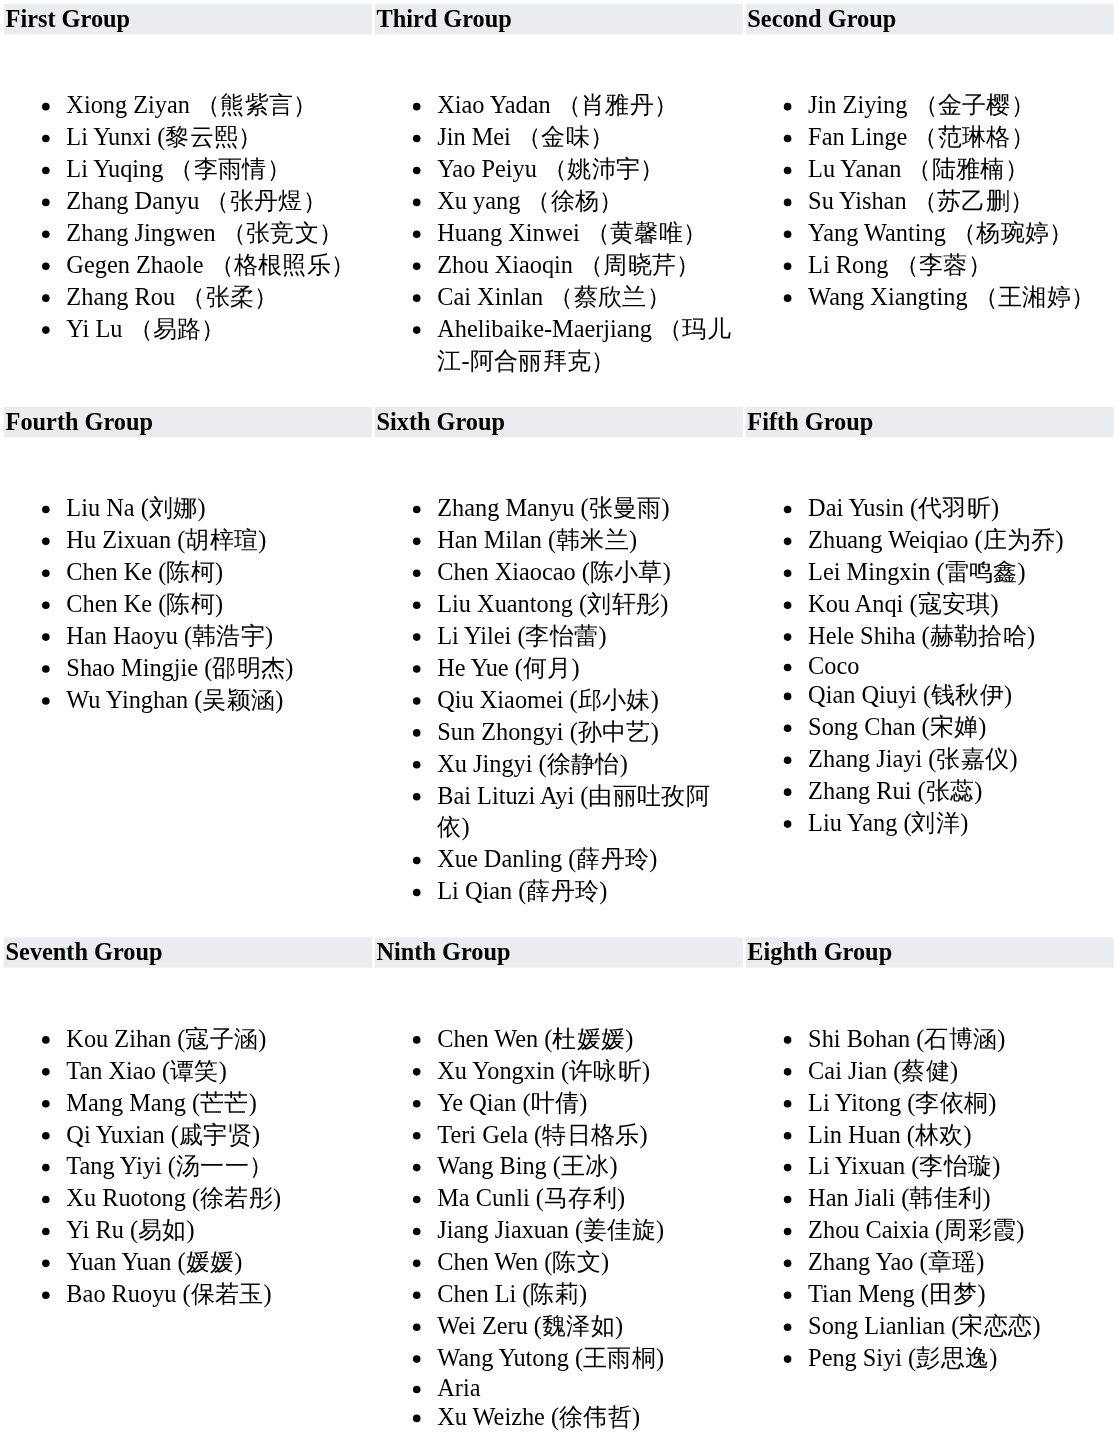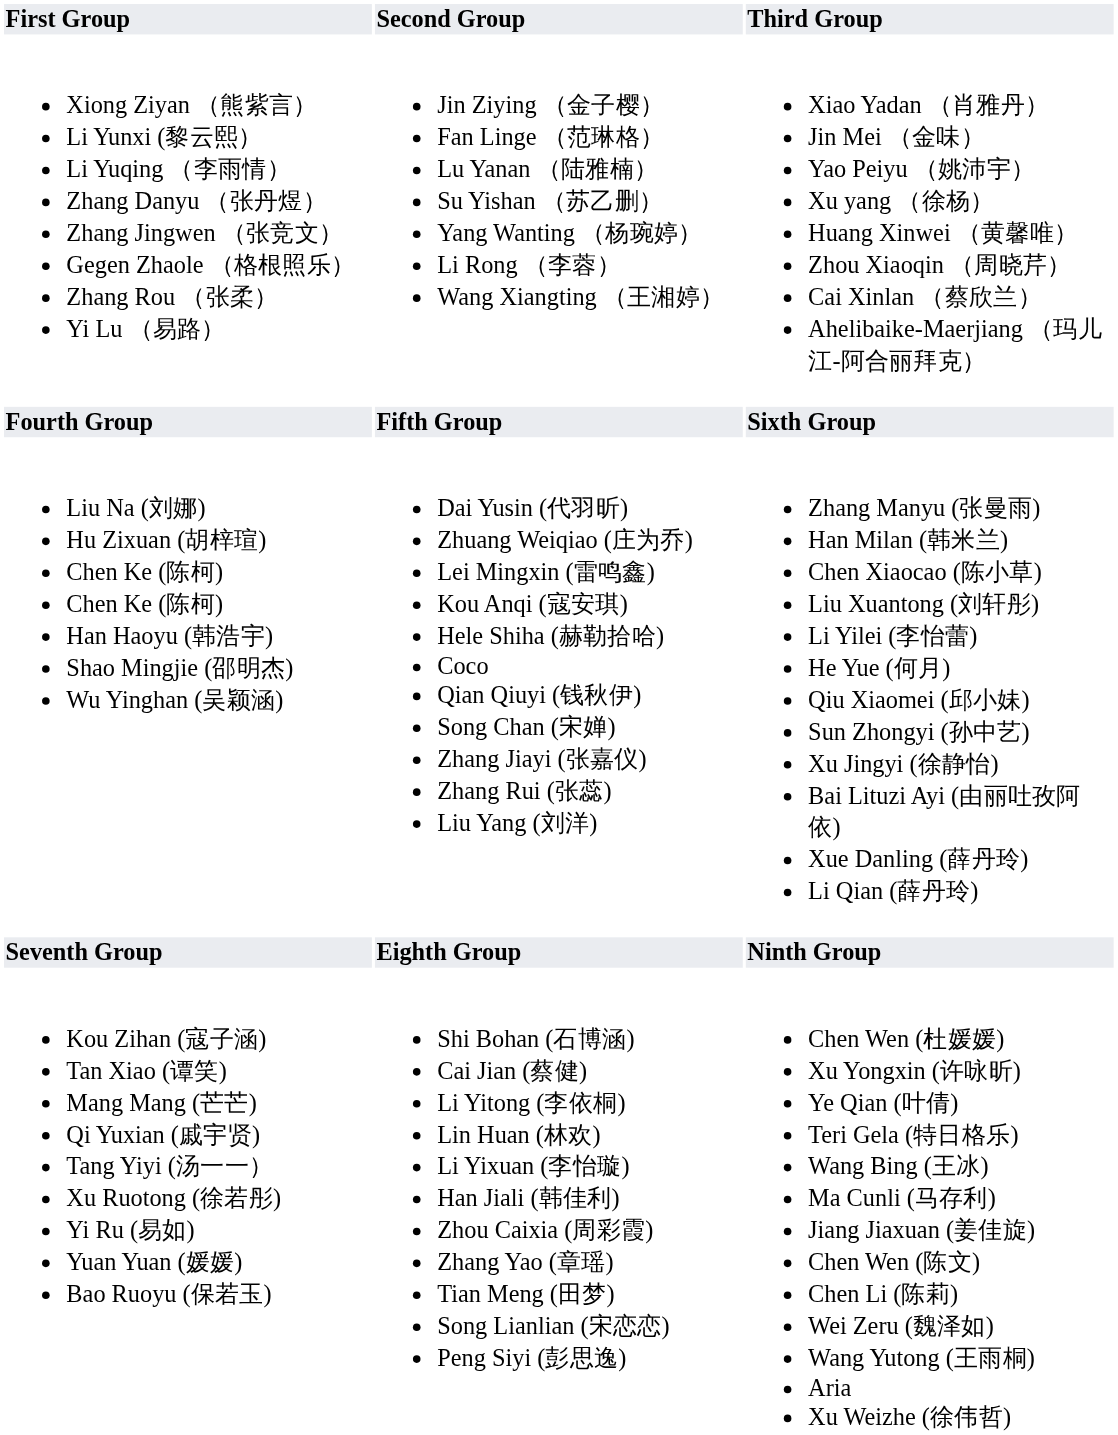columns swapped: (822, 18) <-> (444, 18)
